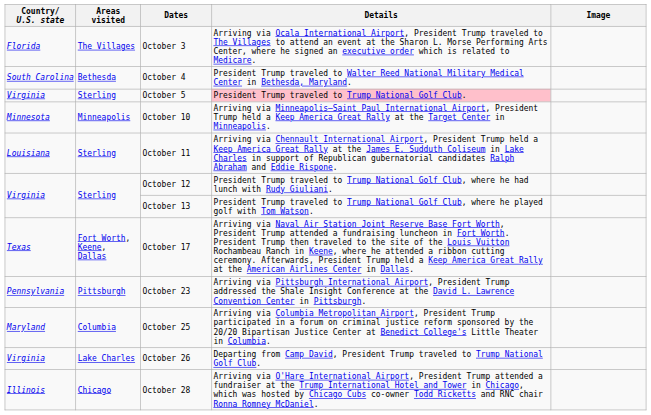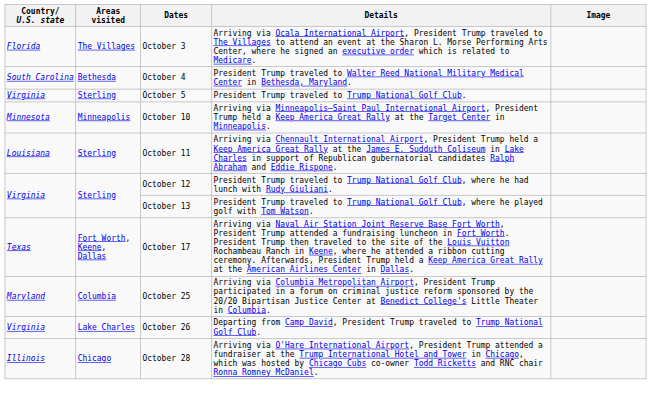(340, 95) pink background -> (340, 95) no background
- row: (166, 292)
